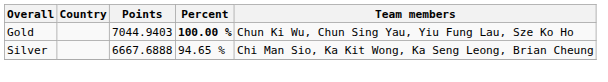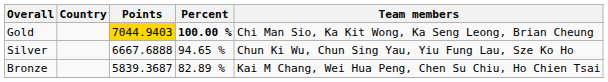(142, 32) no background -> (142, 32) gold background
(405, 32) Chun Ki Wu, Chun Sing Yau, Yiu Fung Lau, Sze Ko Ho -> (415, 32) Chi Man Sio, Ka Kit Wong, Ka Seng Leong, Brian Cheung
(415, 50) Chi Man Sio, Ka Kit Wong, Ka Seng Leong, Brian Cheung -> (405, 50) Chun Ki Wu, Chun Sing Yau, Yiu Fung Lau, Sze Ko Ho
+ row: (27, 68)
